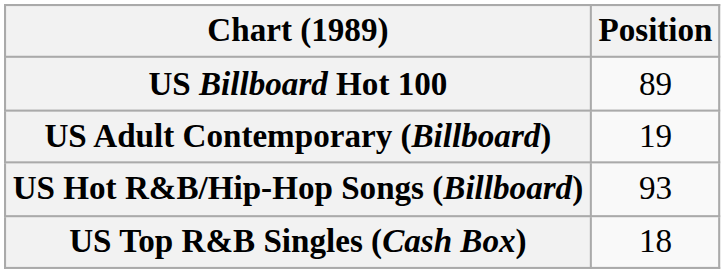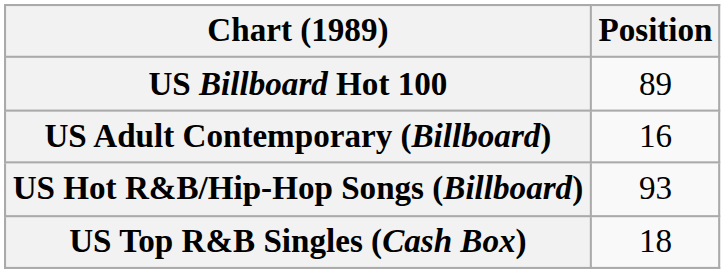(656, 135) 19 -> (656, 135) 16
